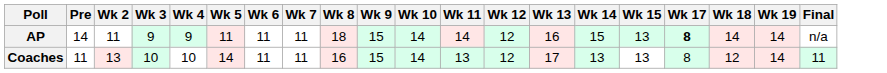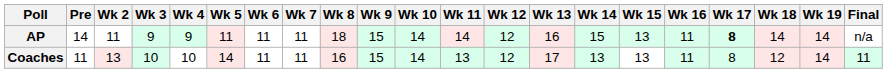+ column: (687, 15)
